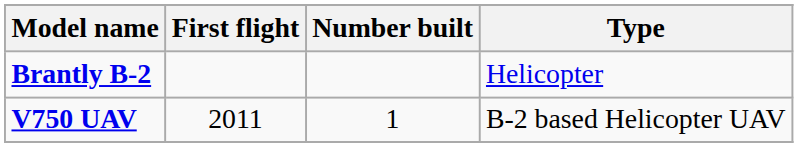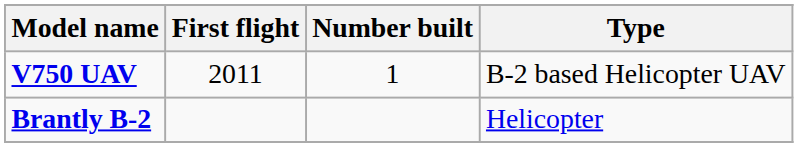rows swapped: (81, 73) <-> (74, 119)
